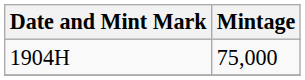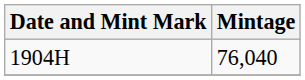(247, 57) 75,000 -> (247, 57) 76,040
